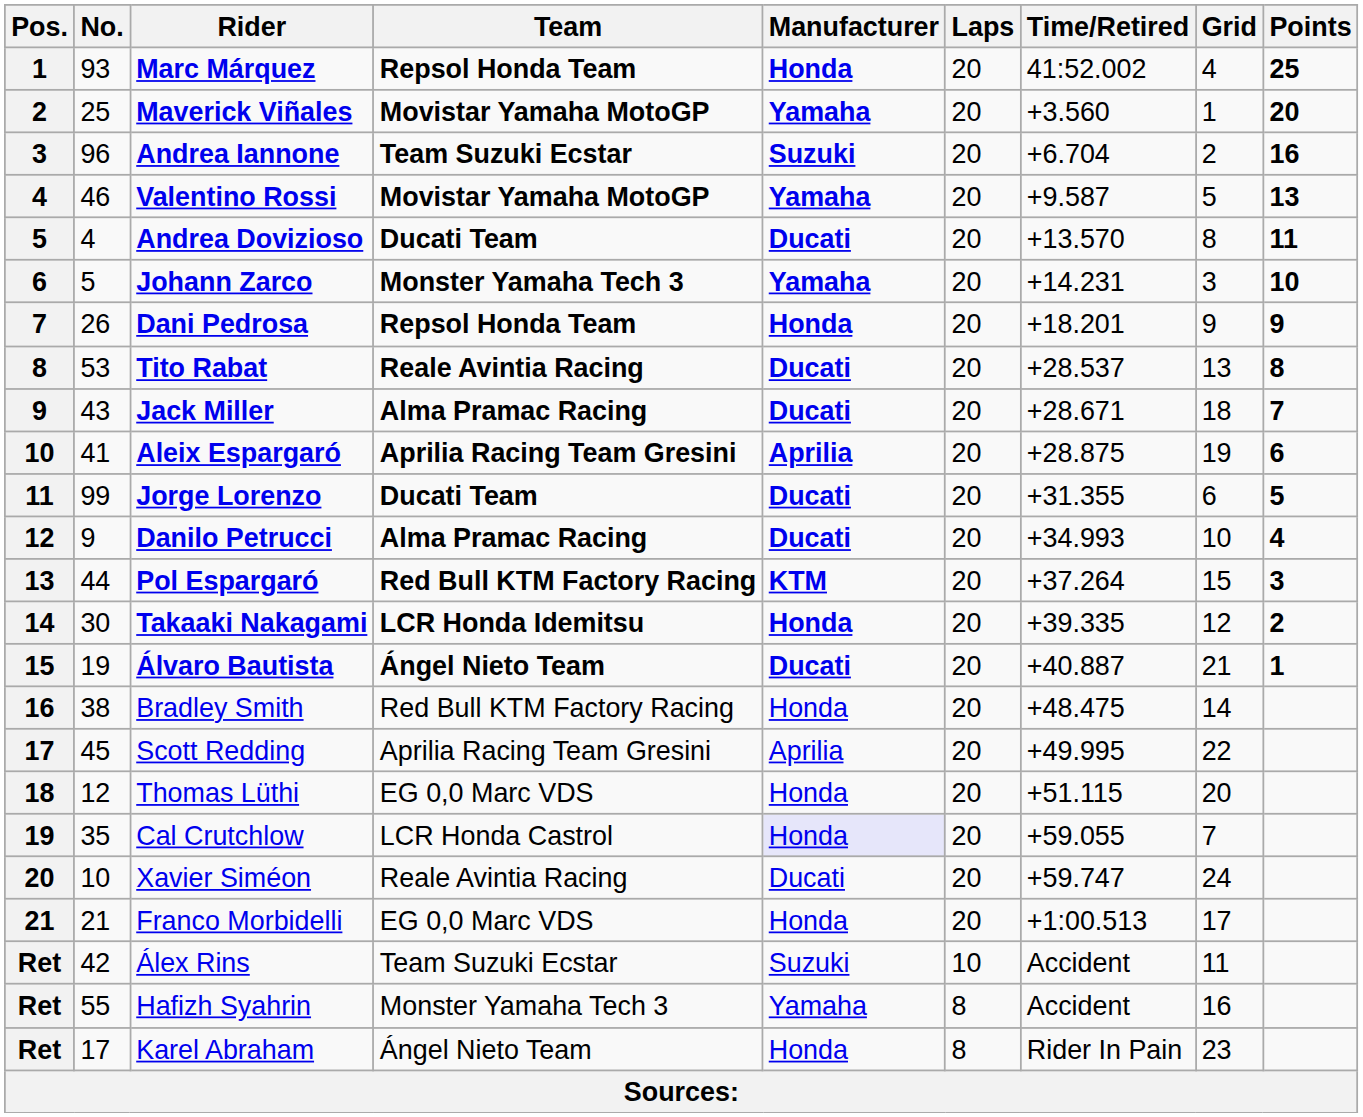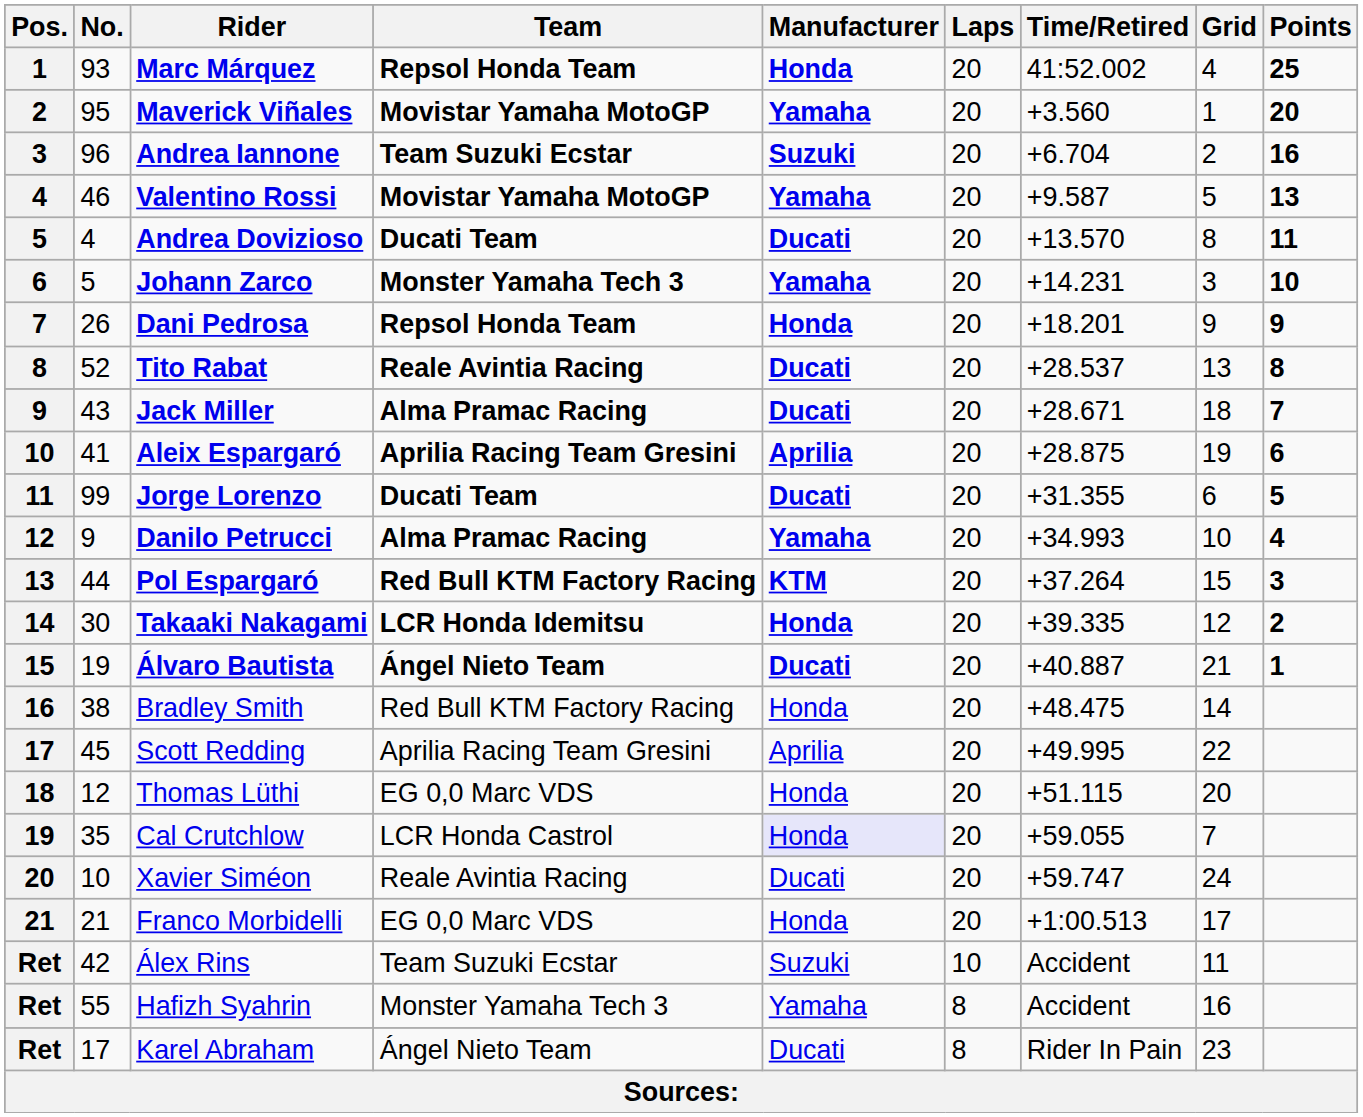(95, 112) 25 -> (95, 112) 95
(95, 367) 53 -> (95, 367) 52
(810, 537) Ducati -> (820, 537) Yamaha
(808, 1049) Honda -> (807, 1049) Ducati
